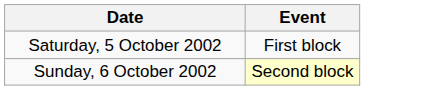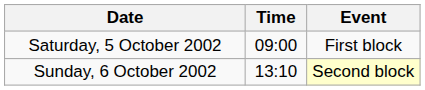+ column: (276, 17)
